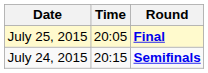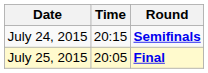rows swapped: (47, 57) <-> (47, 36)
